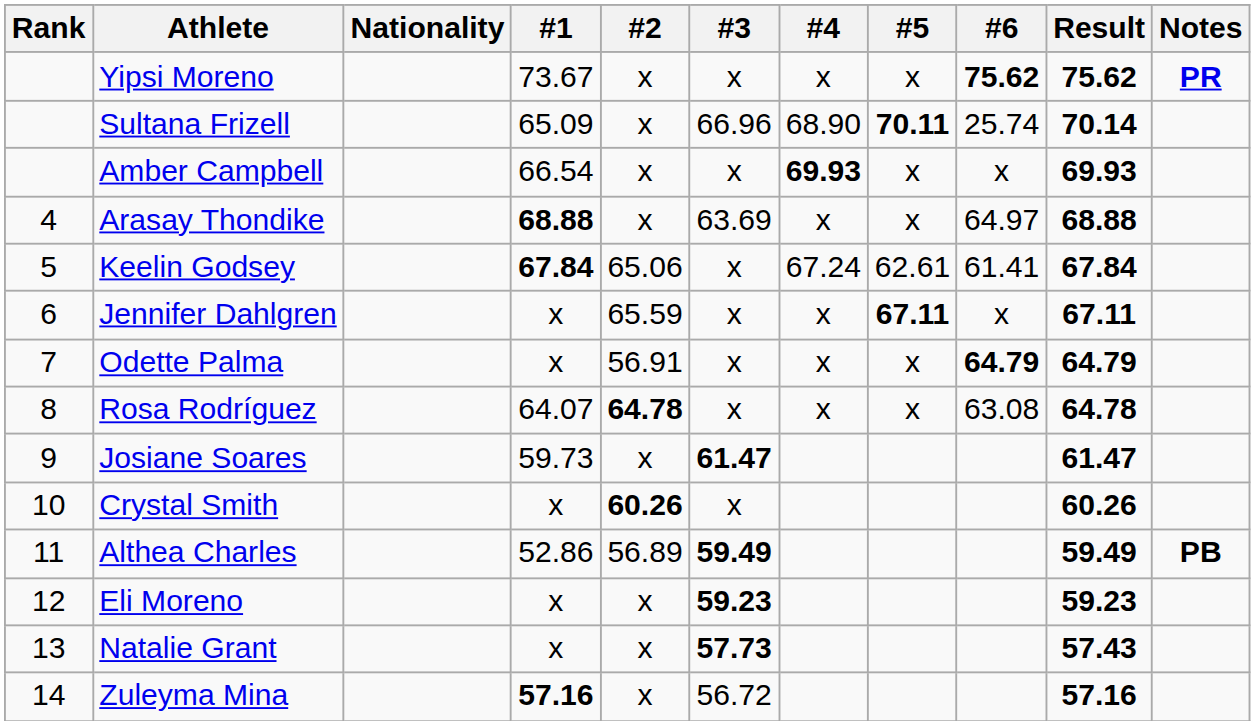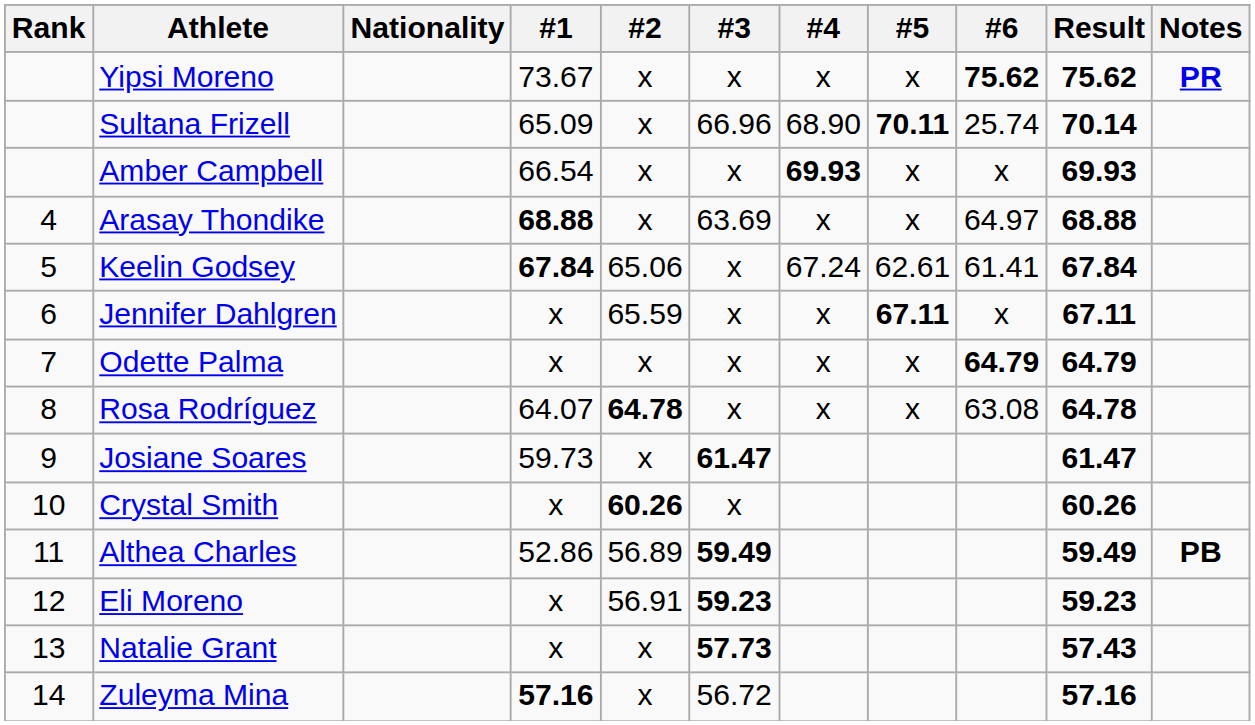(645, 362) 56.91 -> (645, 362) x
(645, 600) x -> (645, 600) 56.91
